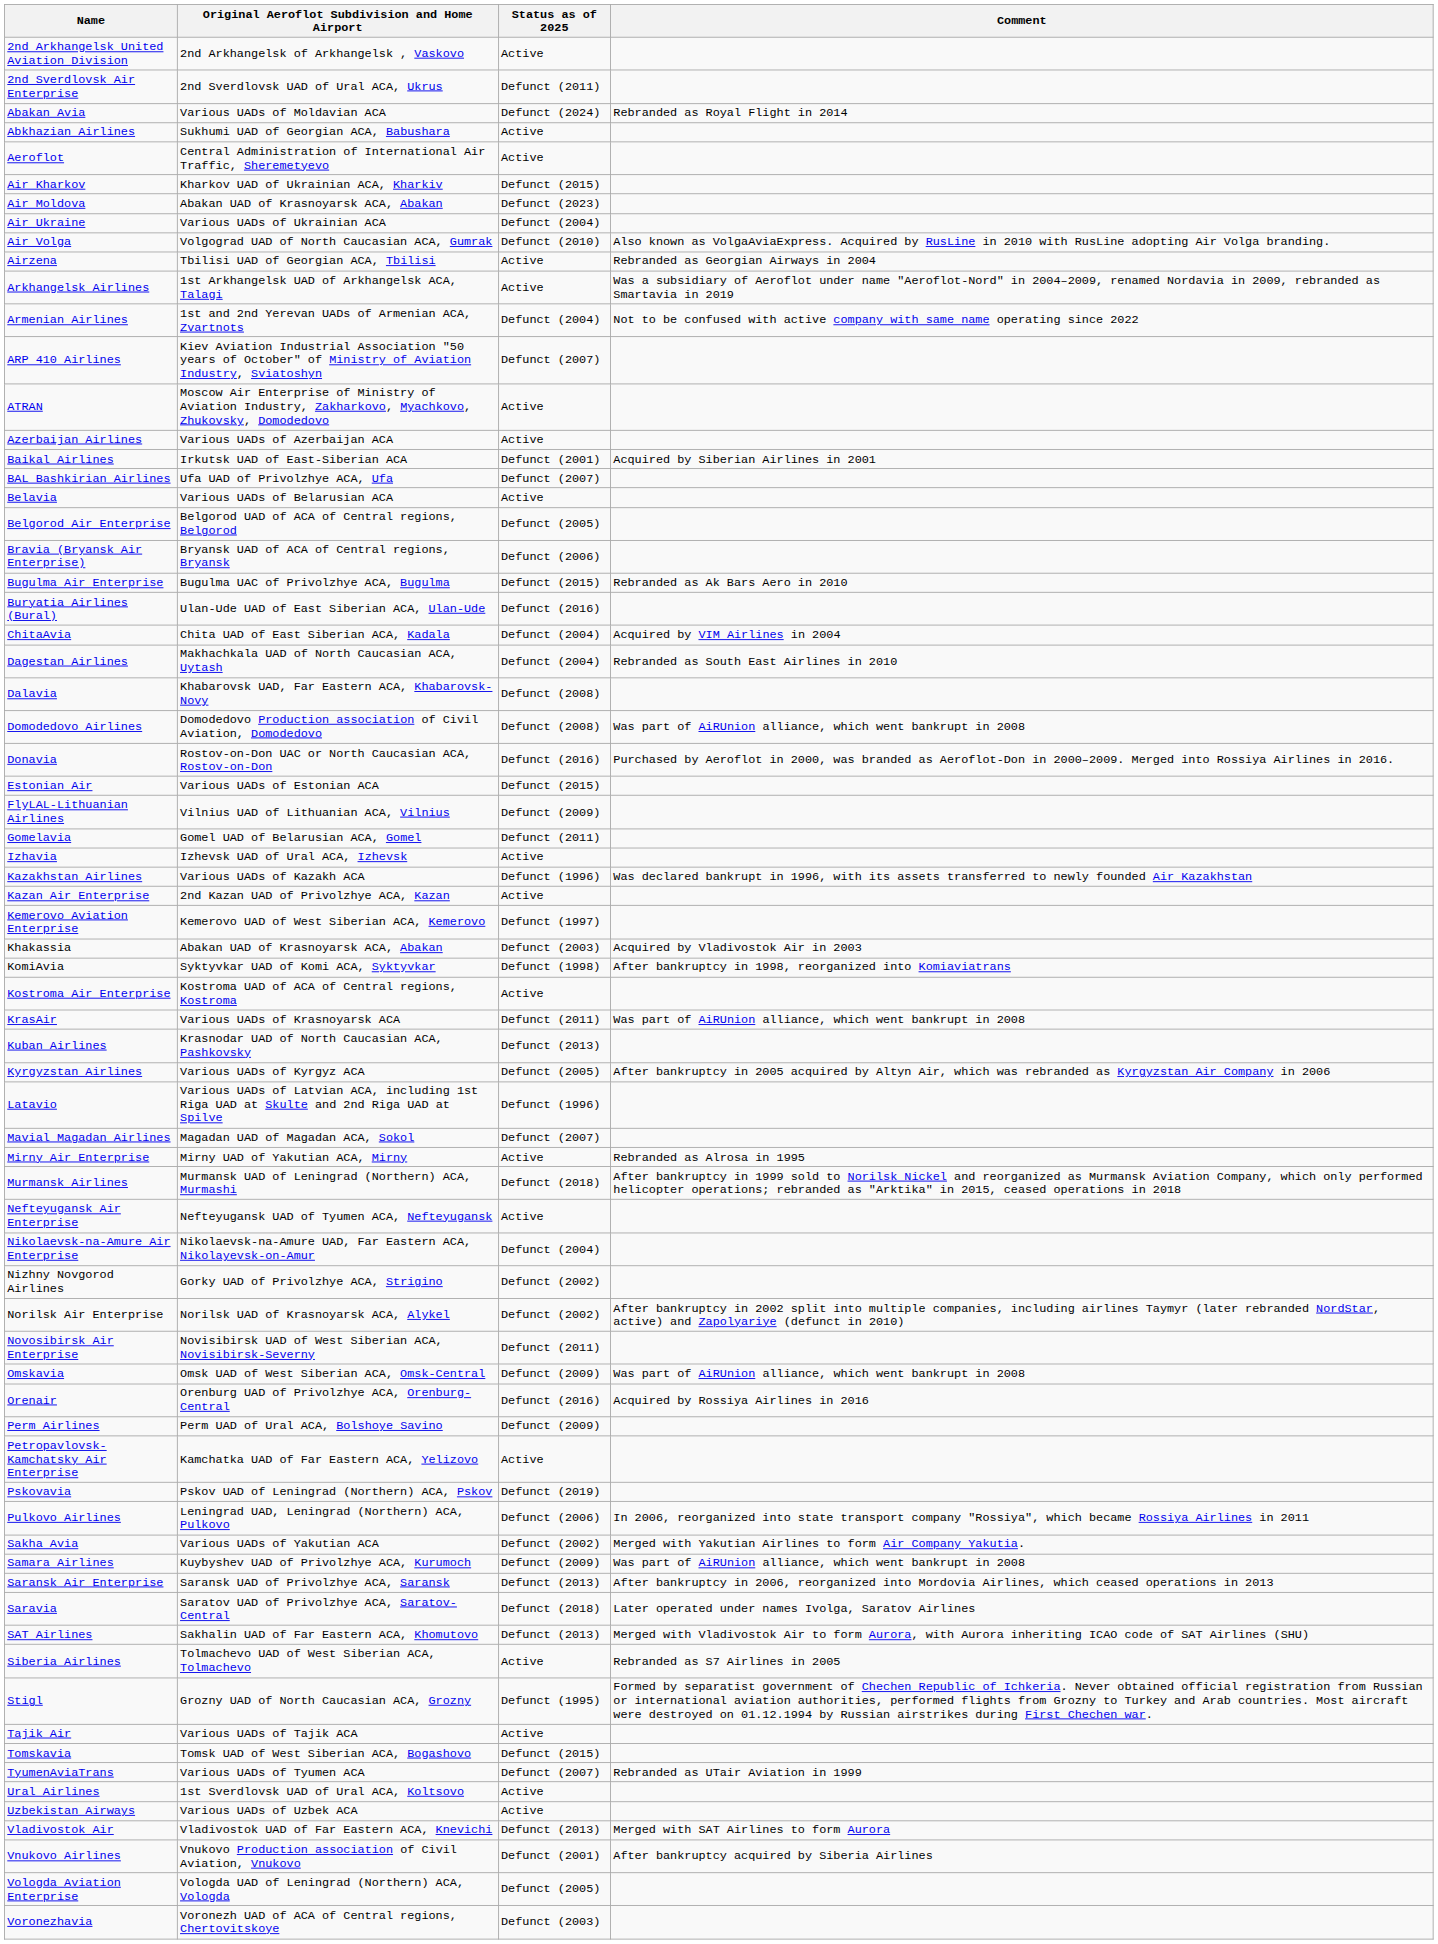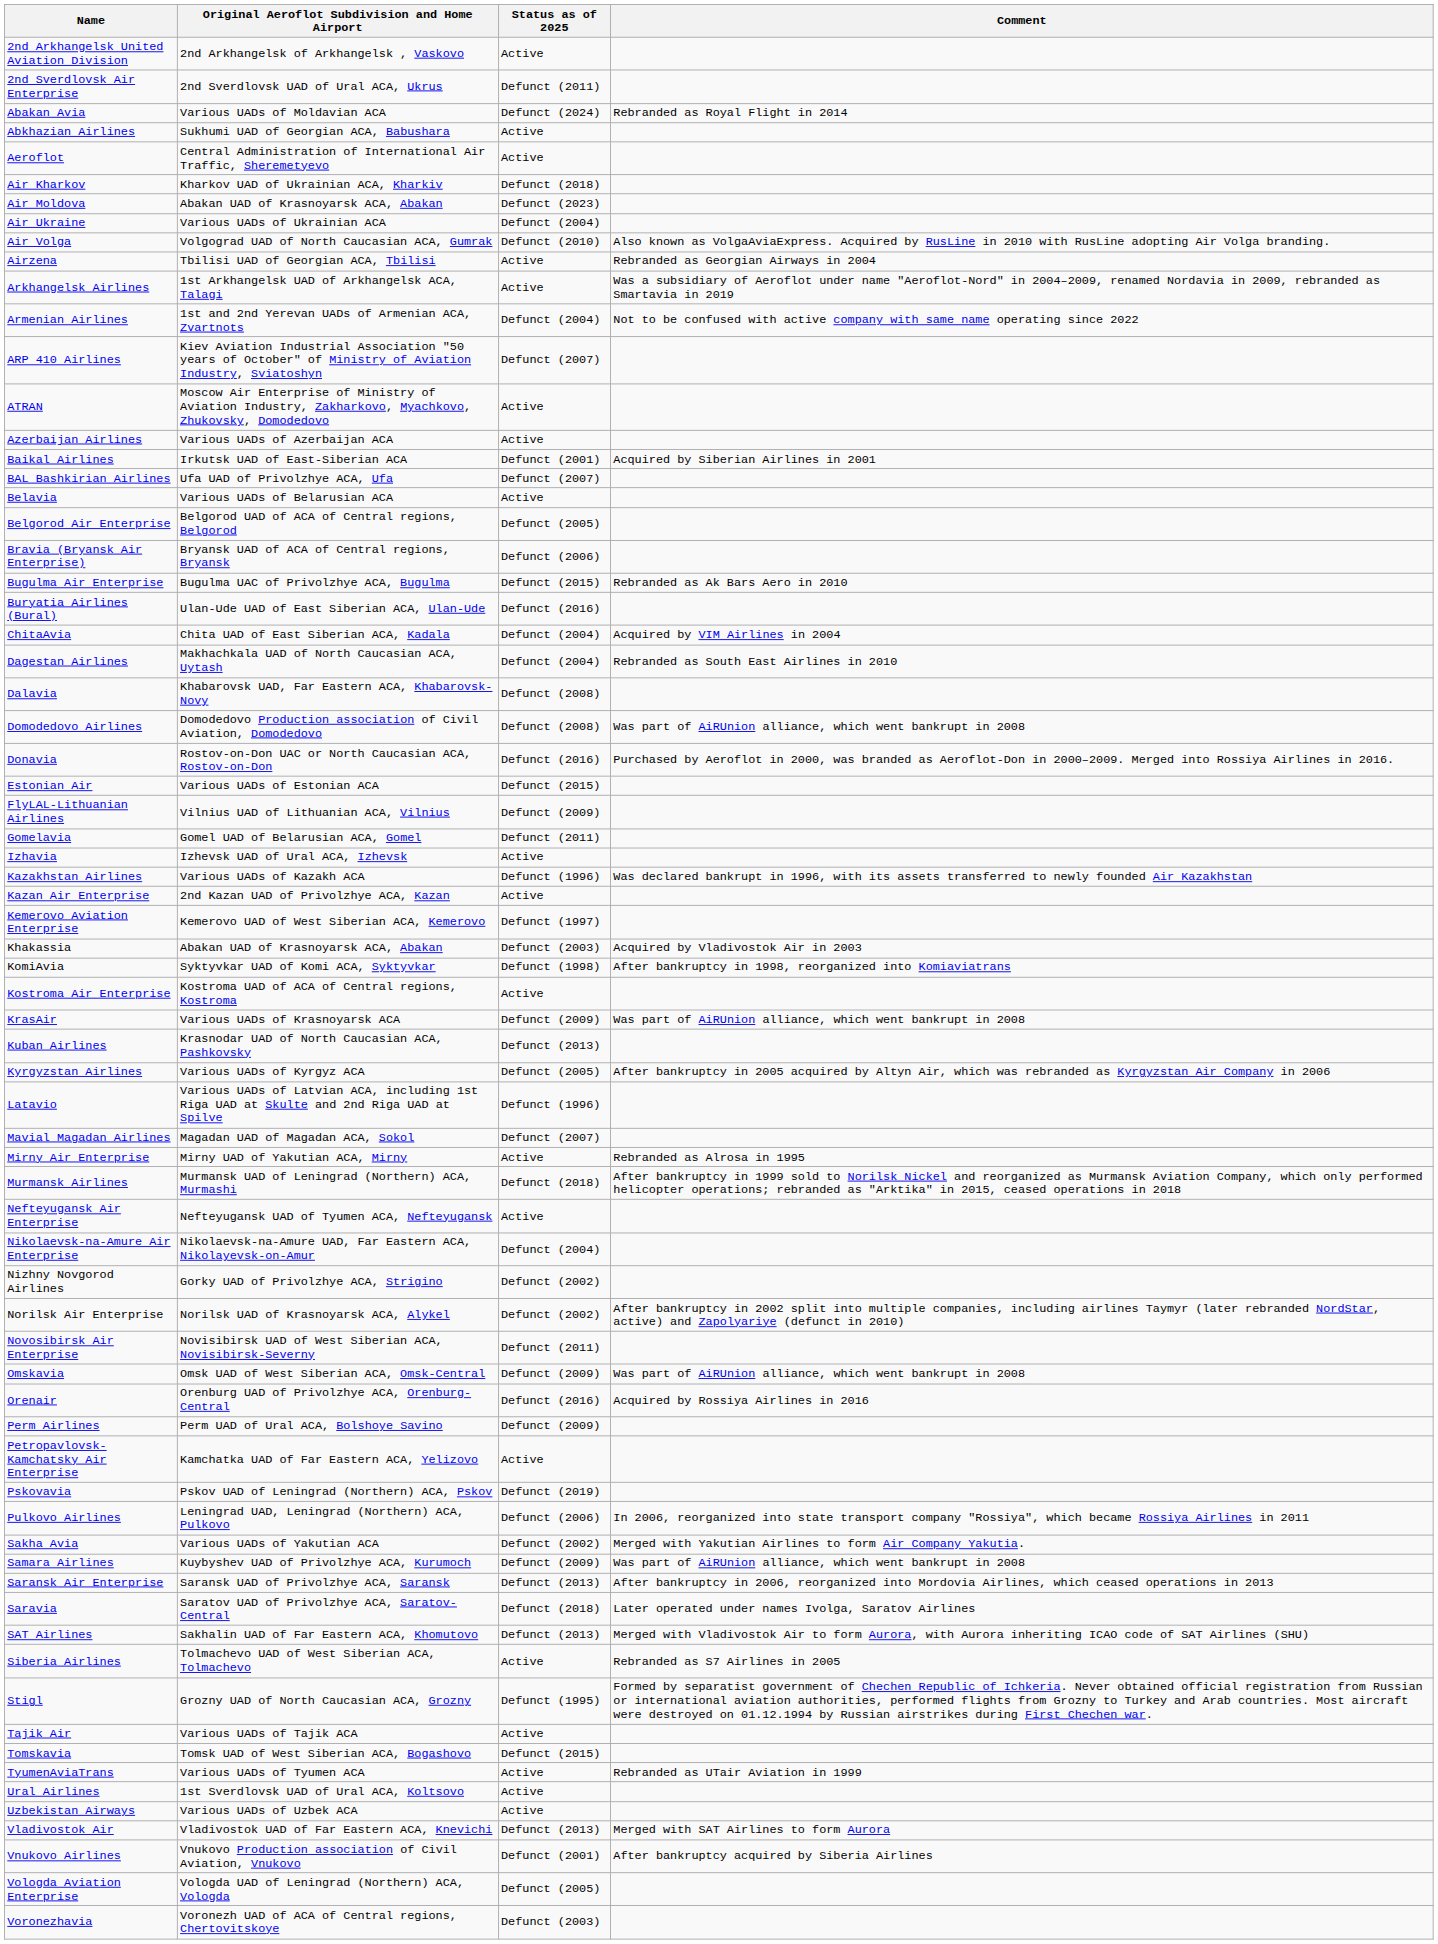(551, 184) Defunct (2015) -> (551, 184) Defunct (2018)
(551, 1020) Defunct (2011) -> (551, 1020) Defunct (2009)
(551, 1772) Defunct (2007) -> (522, 1772) Active
